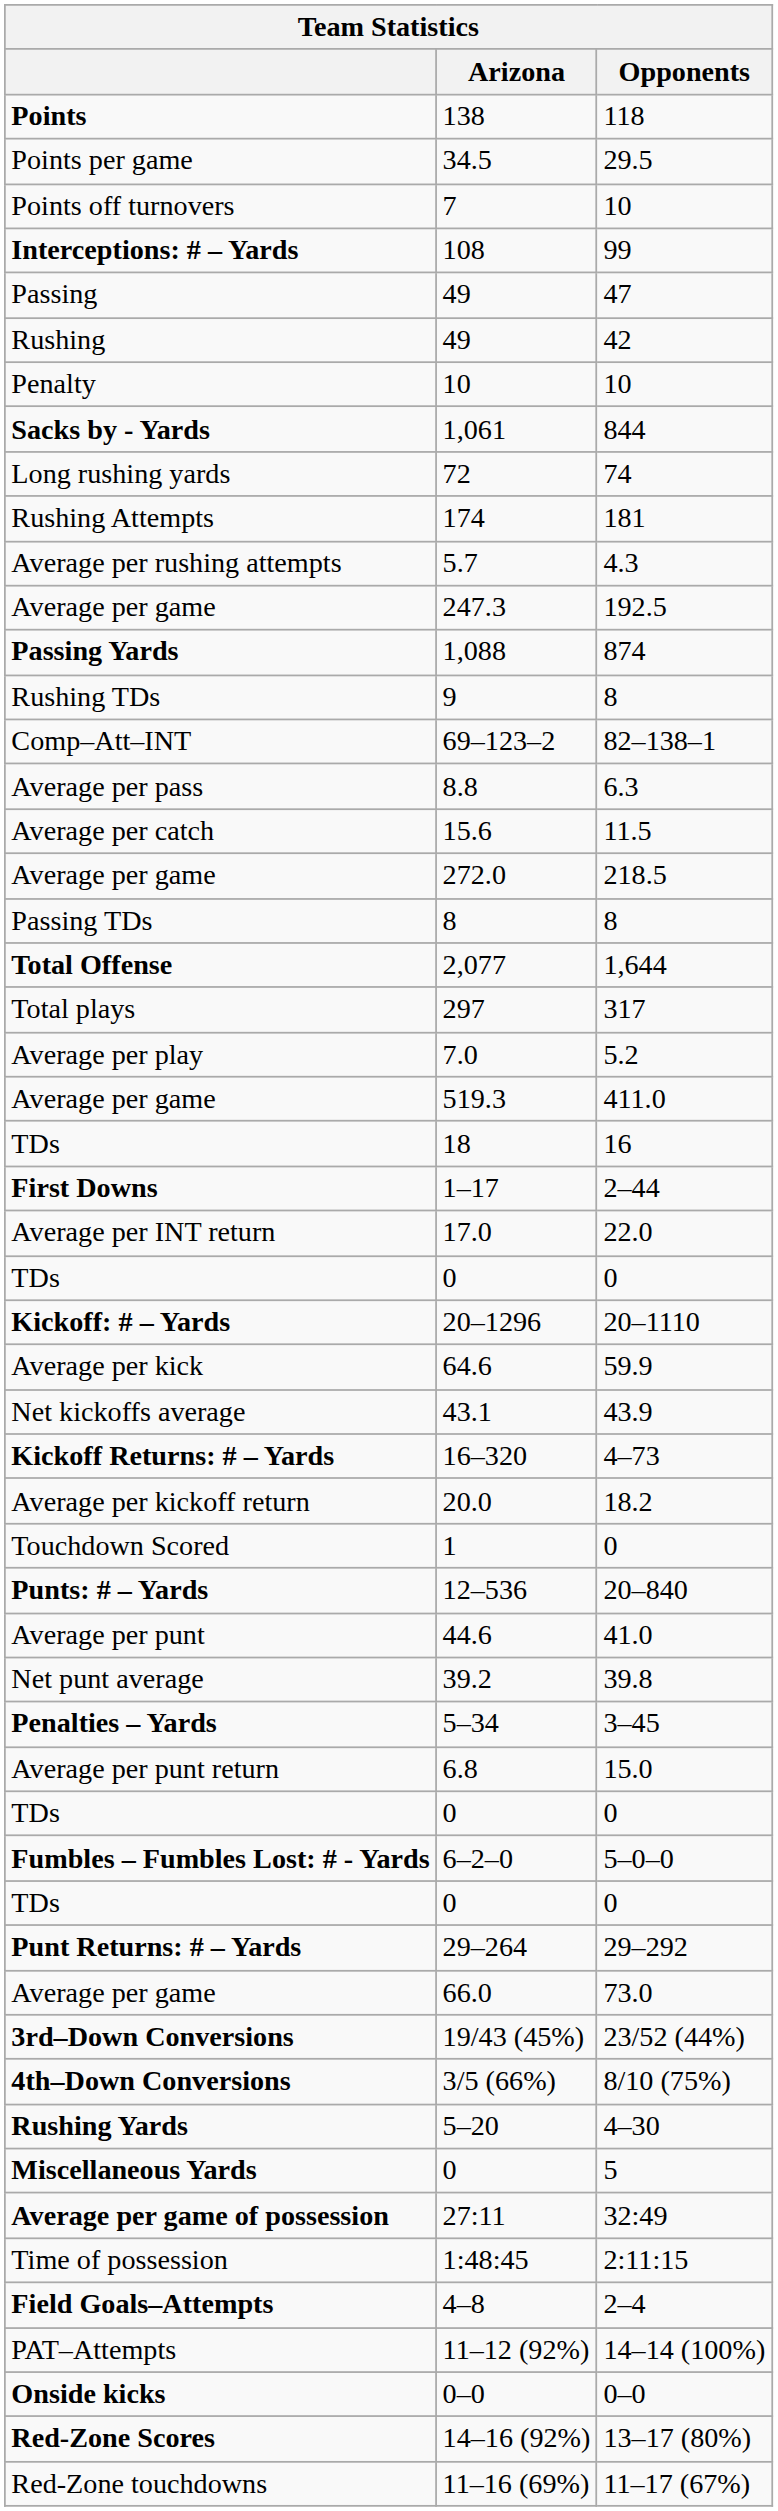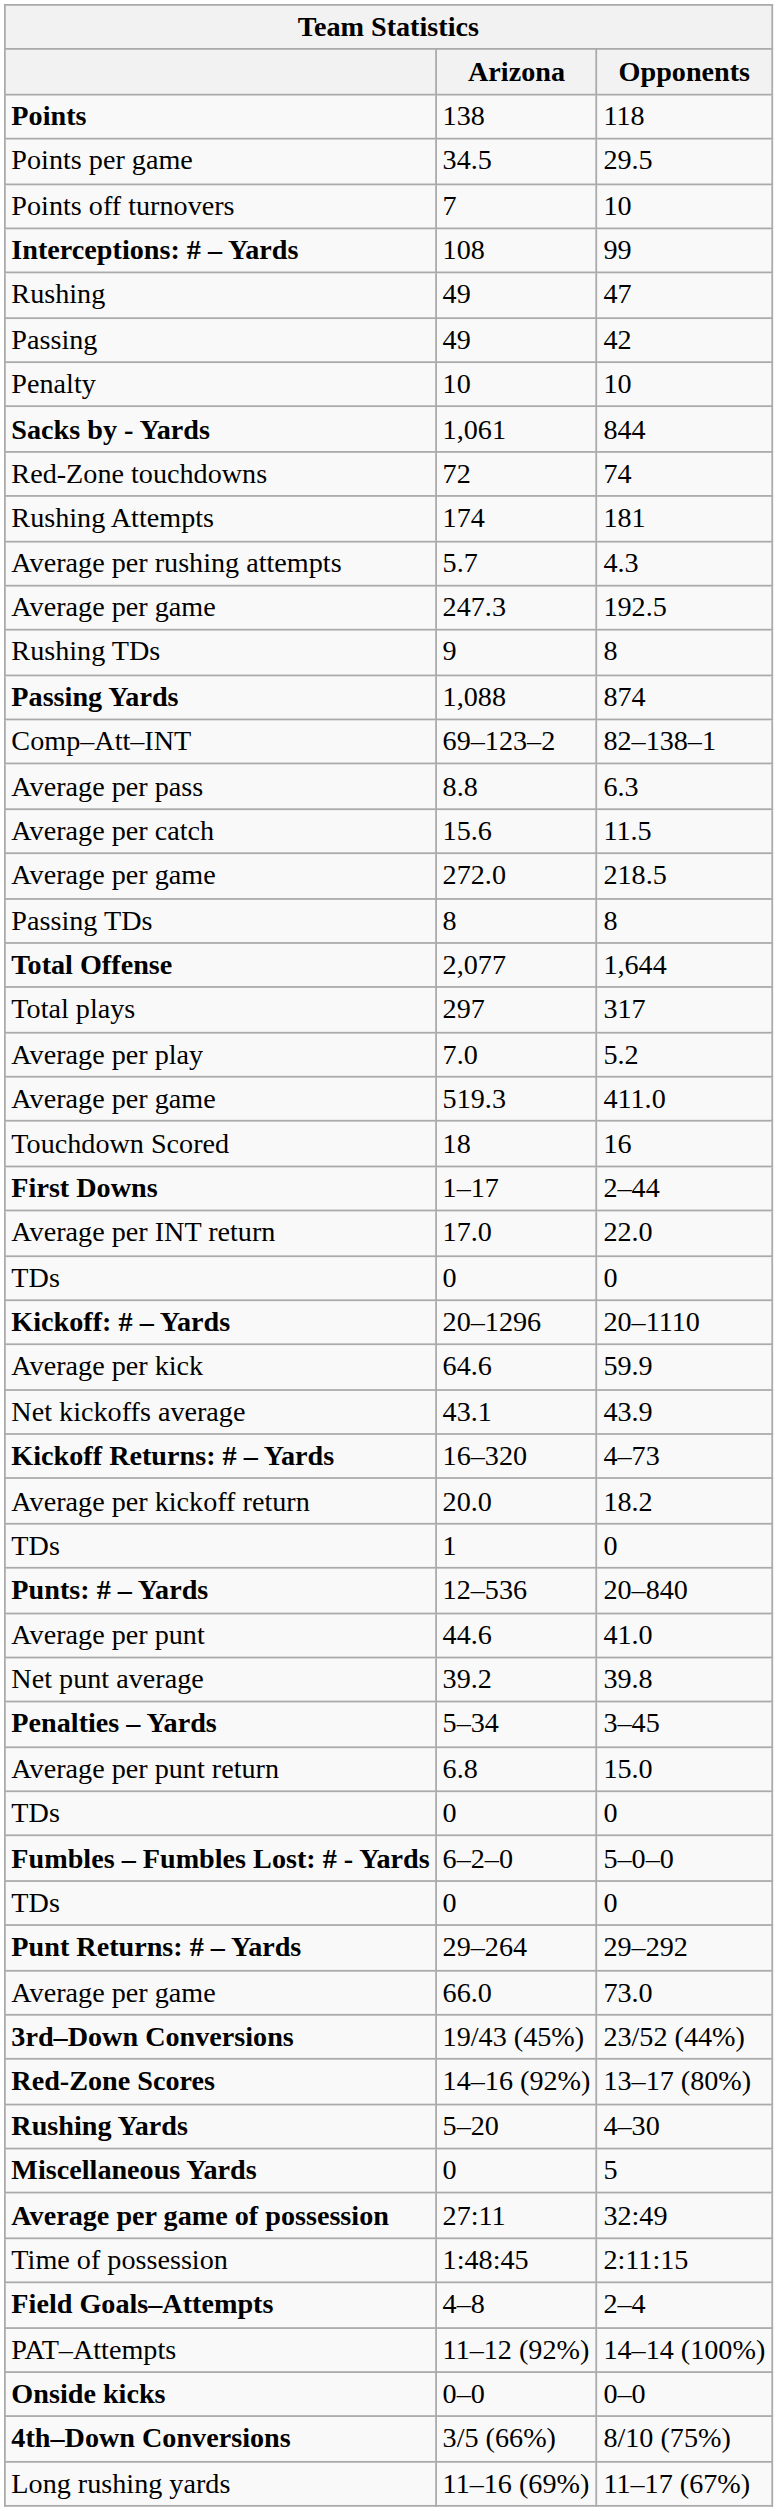(54, 294) Passing -> (58, 294) Rushing
(58, 339) Rushing -> (54, 339) Passing
(121, 473) Long rushing yards -> (139, 473) Red-Zone touchdowns
rows swapped: (450, 696) <-> (474, 652)
(36, 1143) TDs -> (120, 1143) Touchdown Scored
(120, 1545) Touchdown Scored -> (36, 1545) TDs
rows swapped: (499, 2081) <-> (517, 2438)
(139, 2483) Red-Zone touchdowns -> (121, 2483) Long rushing yards
